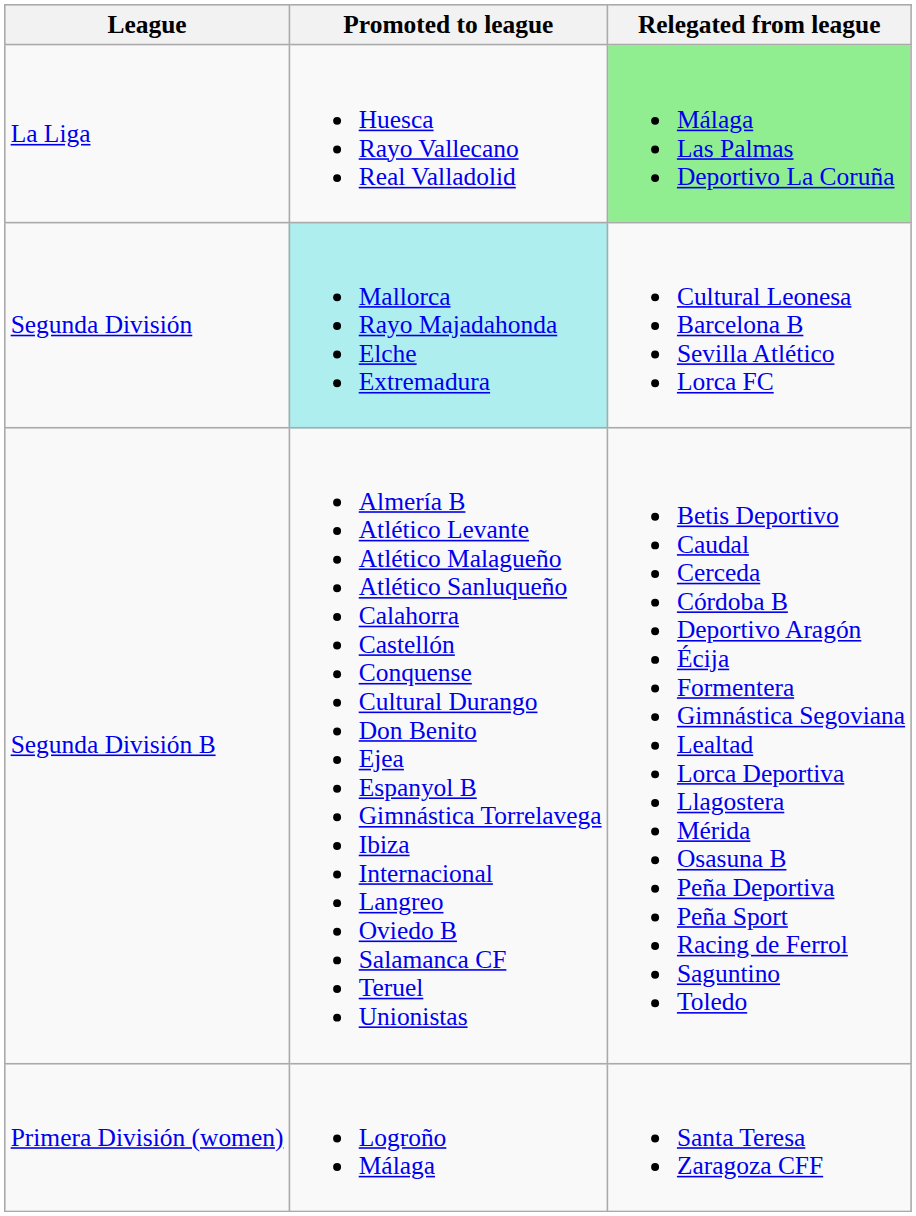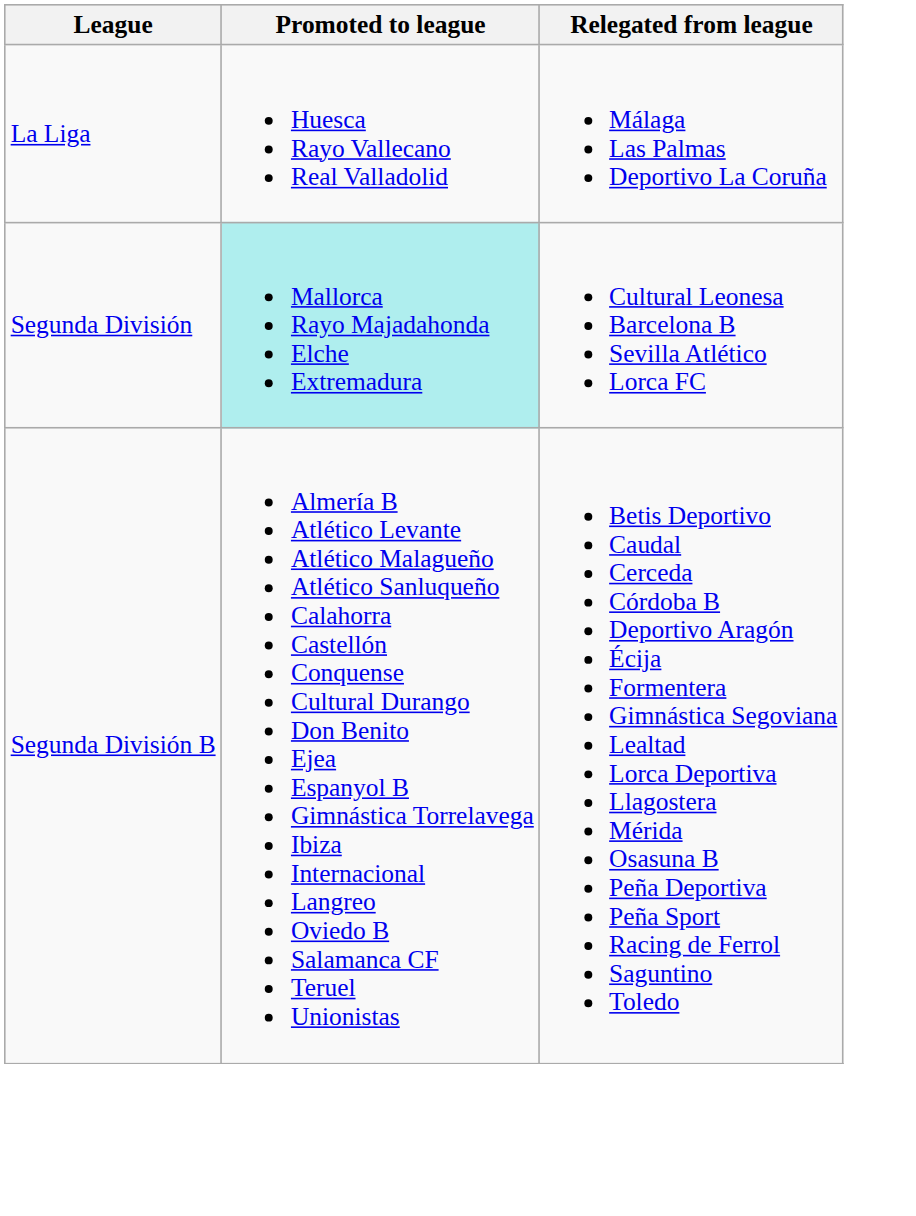(759, 148) lightgreen background -> (691, 148) no background
- row: (147, 1136)
